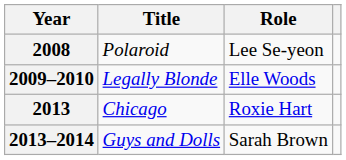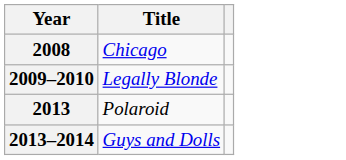- column: (278, 19)
(136, 49) Polaroid -> (135, 49) Chicago
(135, 109) Chicago -> (136, 109) Polaroid
